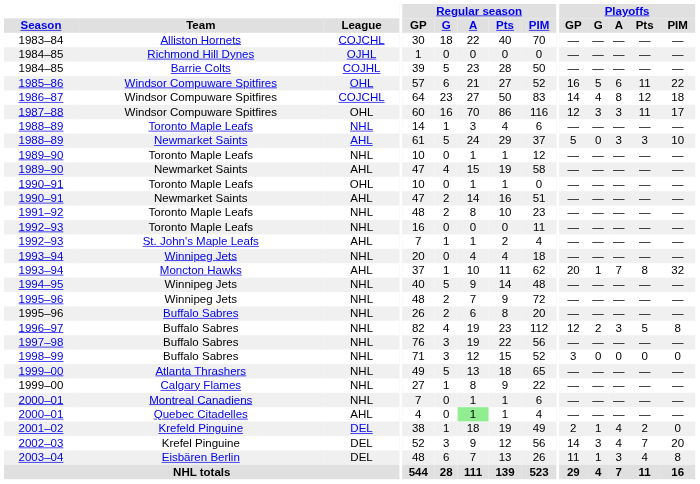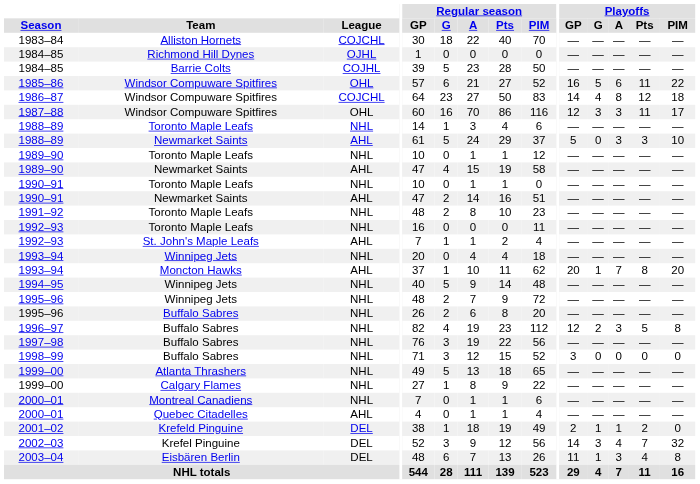(362, 184) OHL -> (362, 184) NHL
(678, 270) 32 -> (678, 270) 20
(473, 414) lightgreen background -> (473, 414) no background
(619, 428) 4 -> (619, 428) 1
(678, 443) 20 -> (678, 443) 32
